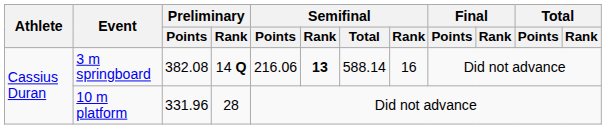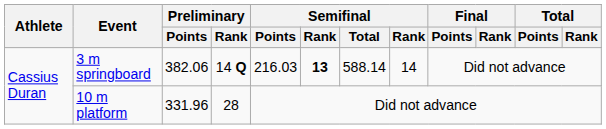(187, 67) 382.08 -> (187, 67) 382.06
(275, 67) 216.06 -> (275, 67) 216.03
(409, 67) 16 -> (409, 67) 14
